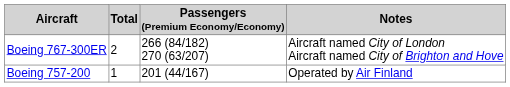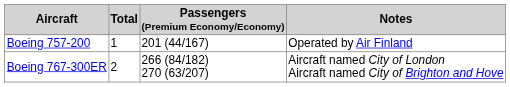rows swapped: (48, 73) <-> (57, 50)
